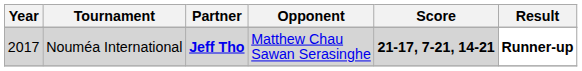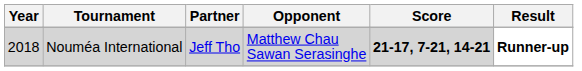(24, 47) 2017 -> (24, 47) 2018
(217, 47) bold -> (215, 47) normal
